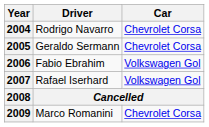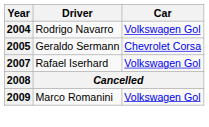(163, 30) Chevrolet Corsa -> (162, 30) Volkswagen Gol
- row: (19, 63)
(163, 114) Chevrolet Corsa -> (162, 97) Volkswagen Gol
